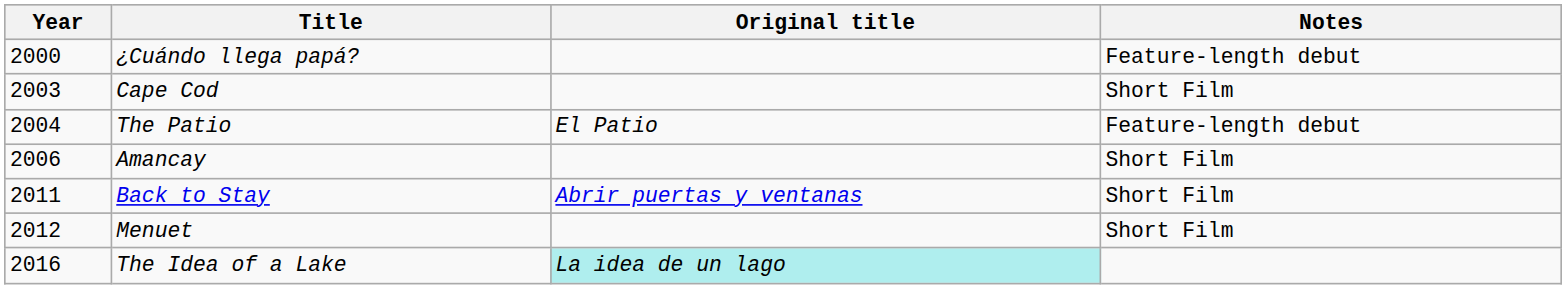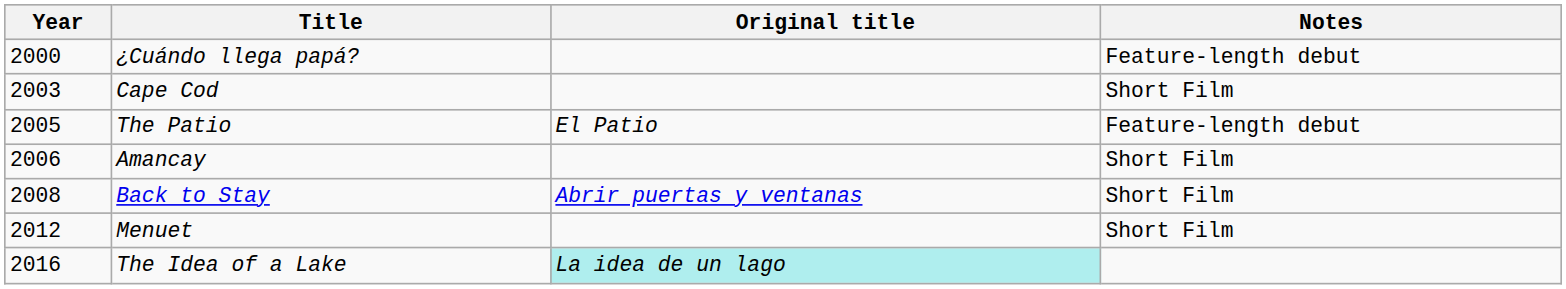(35, 126) 2004 -> (35, 126) 2005
(35, 196) 2011 -> (35, 196) 2008
